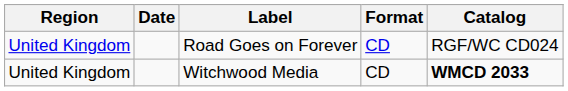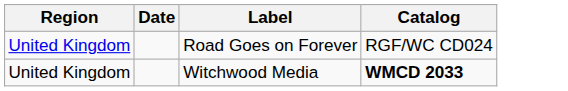- column: (394, 18)
